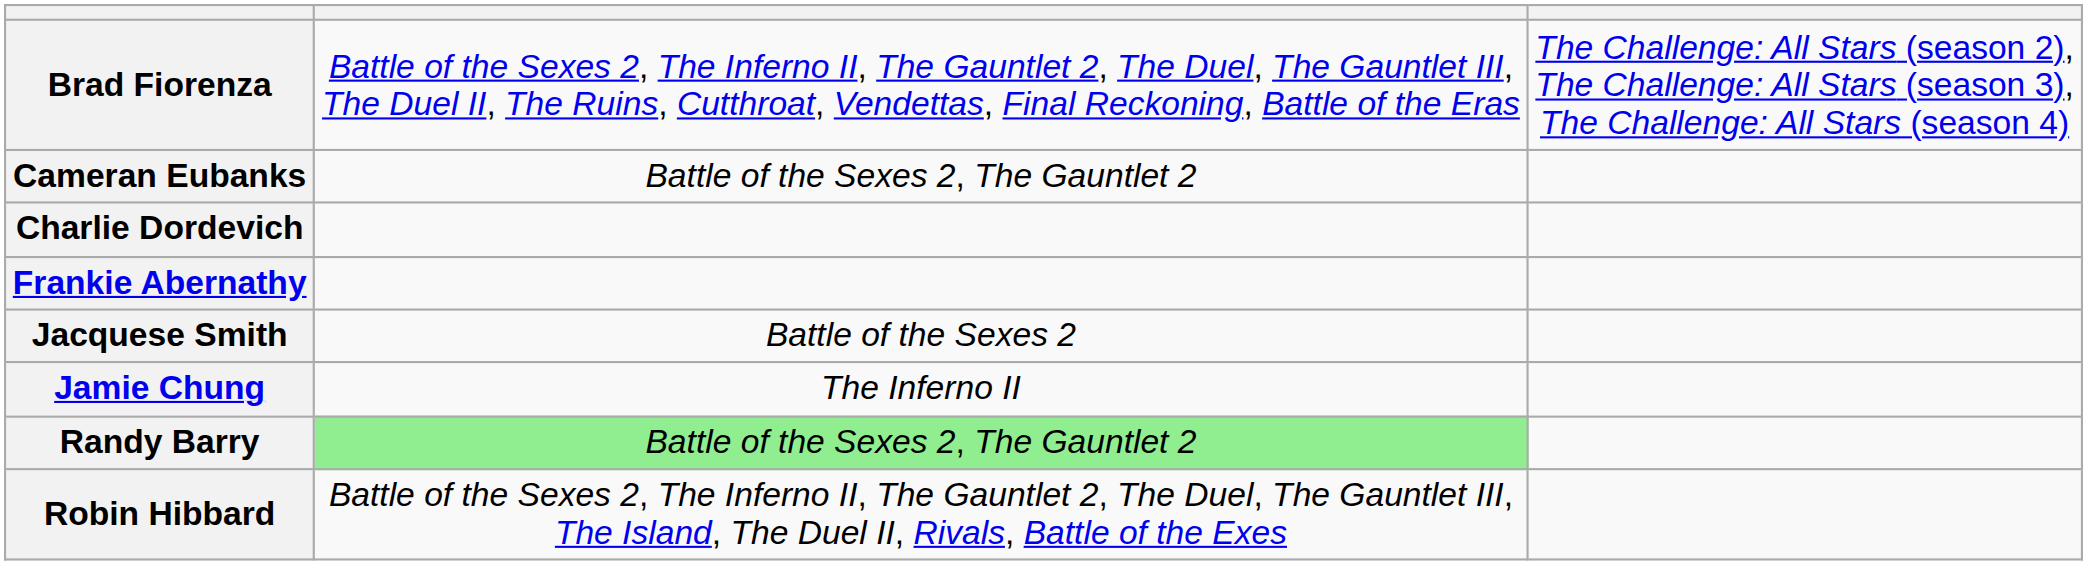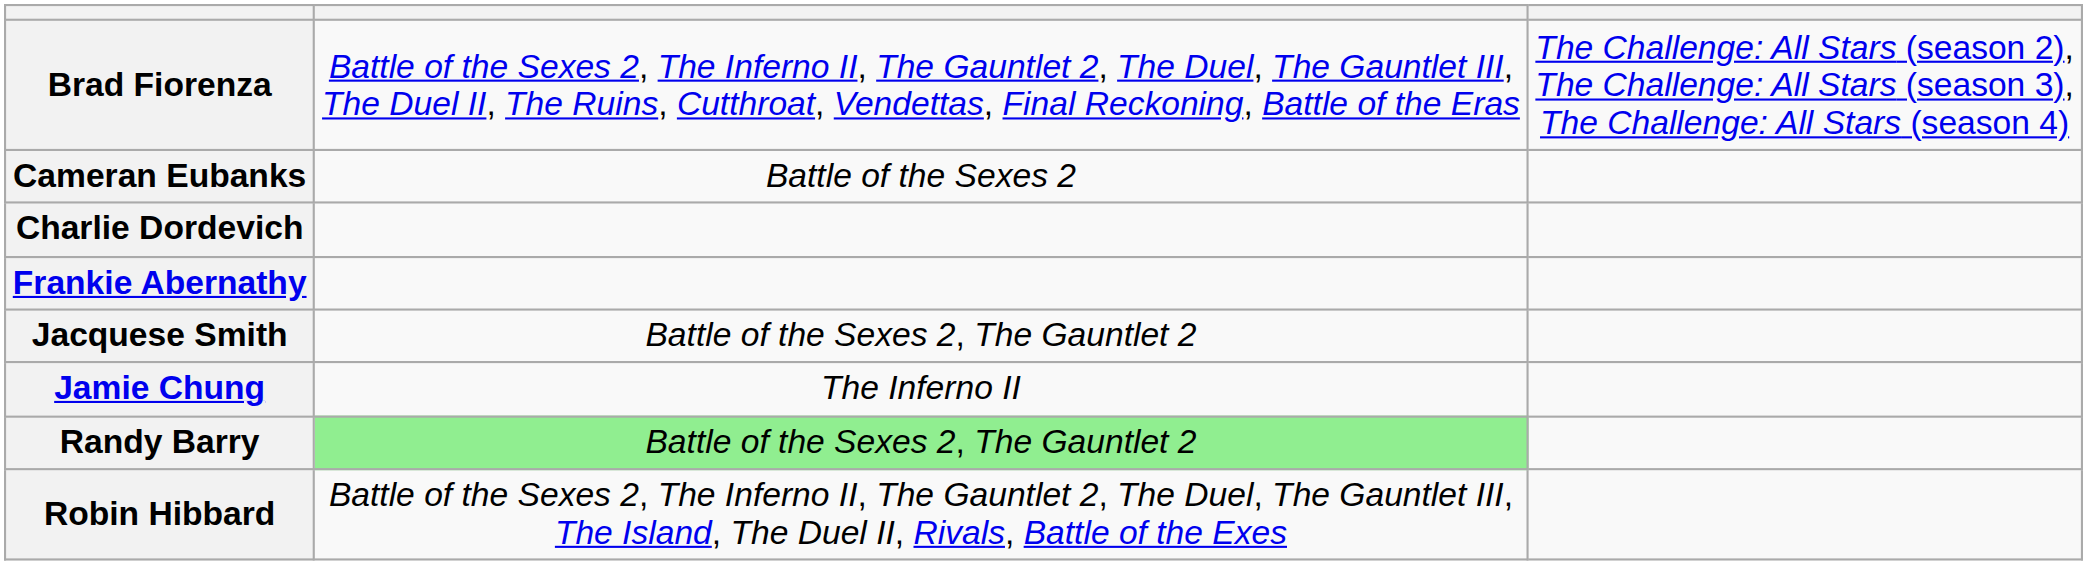(921, 175) Battle of the Sexes 2, The Gauntlet 2 -> (921, 175) Battle of the Sexes 2
(921, 335) Battle of the Sexes 2 -> (921, 335) Battle of the Sexes 2, The Gauntlet 2
